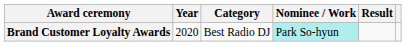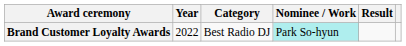(187, 31) 2020 -> (187, 31) 2022
